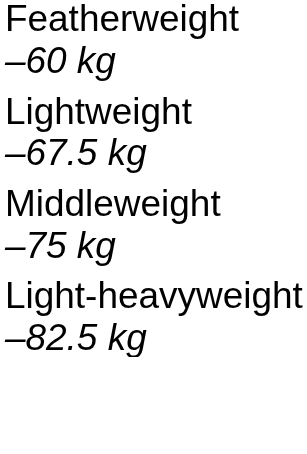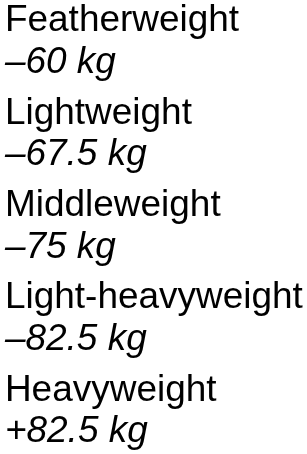+ row: (111, 409)
